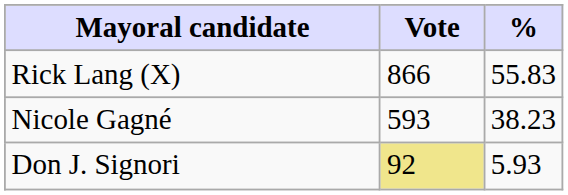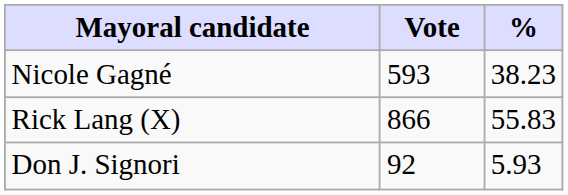rows swapped: (96, 73) <-> (92, 119)
(401, 165) khaki background -> (401, 165) no background
